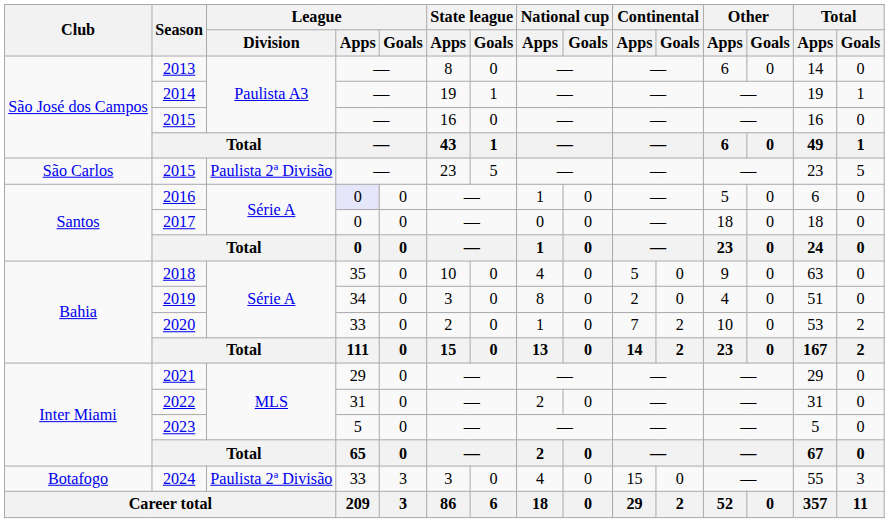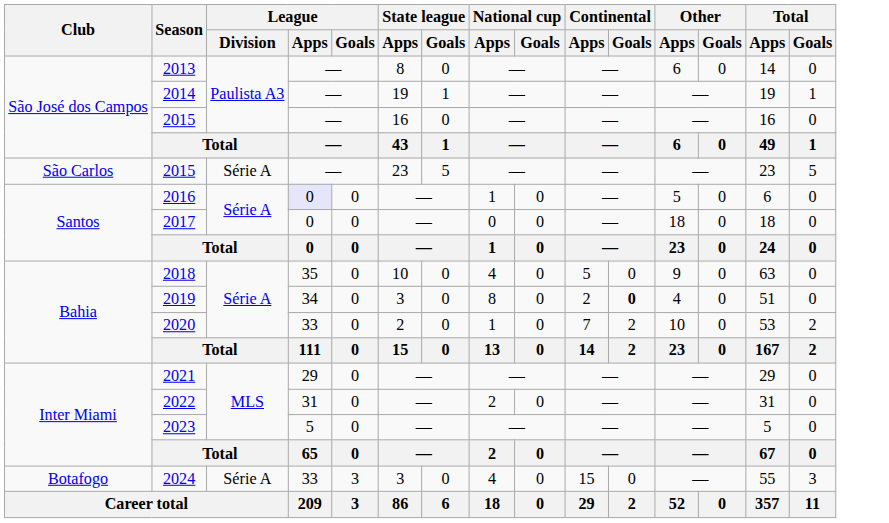(271, 171) Paulista 2ª Divisão -> (247, 171) Série A
(680, 299) normal -> (632, 299) bold
(271, 478) Paulista 2ª Divisão -> (247, 478) Série A
